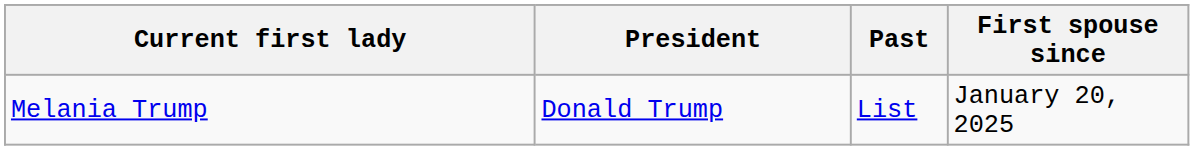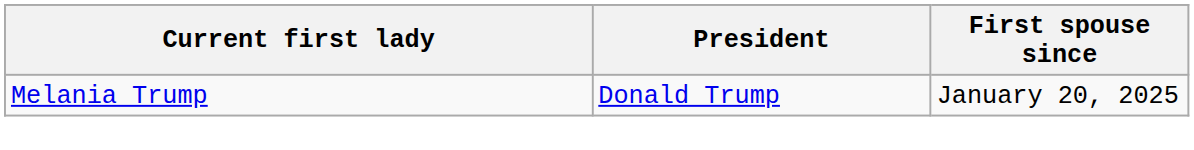- column: (899, 40)
